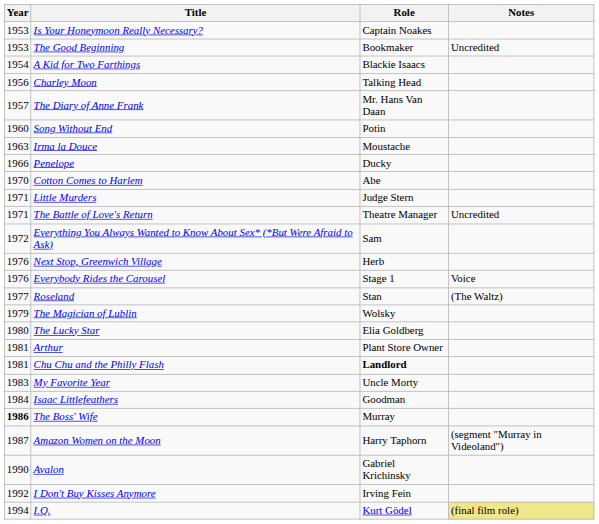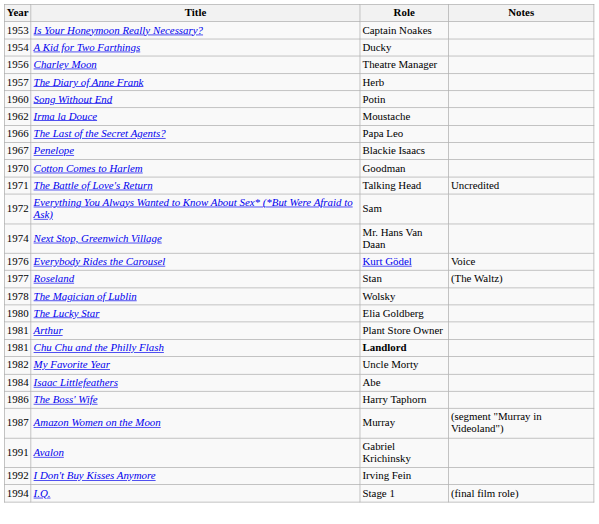- row: (79, 47)
(394, 64) Blackie Isaacs -> (377, 47) Ducky
(392, 82) Talking Head -> (400, 64) Theatre Manager
(392, 105) Mr. Hans Van Daan -> (373, 82) Herb
(18, 146) 1963 -> (18, 116) 1962
+ row: (100, 133)
(18, 163) 1966 -> (18, 151) 1967
(377, 163) Ducky -> (394, 151) Blackie Isaacs
(371, 180) Abe -> (384, 168) Goodman
- row: (65, 197)
(400, 215) Theatre Manager -> (392, 185) Talking Head
(18, 261) 1976 -> (18, 238) 1974
(373, 261) Herb -> (392, 238) Mr. Hans Van Daan
(379, 279) Stage 1 -> (387, 261) Kurt Gödel
(18, 313) 1979 -> (18, 296) 1978
(18, 382) 1983 -> (18, 365) 1982
(384, 399) Goodman -> (372, 382) Abe
(18, 417) bold -> (18, 399) normal
(379, 417) Murray -> (394, 399) Harry Taphorn
(394, 440) Harry Taphorn -> (379, 423) Murray
(18, 470) 1990 -> (18, 452) 1991
(387, 510) Kurt Gödel -> (379, 493) Stage 1
(485, 510) khaki background -> (485, 493) no background
